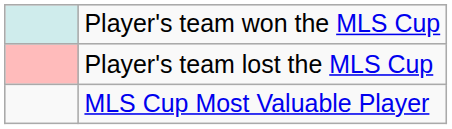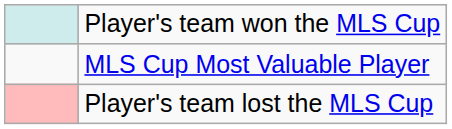rows swapped: (259, 63) <-> (257, 103)
